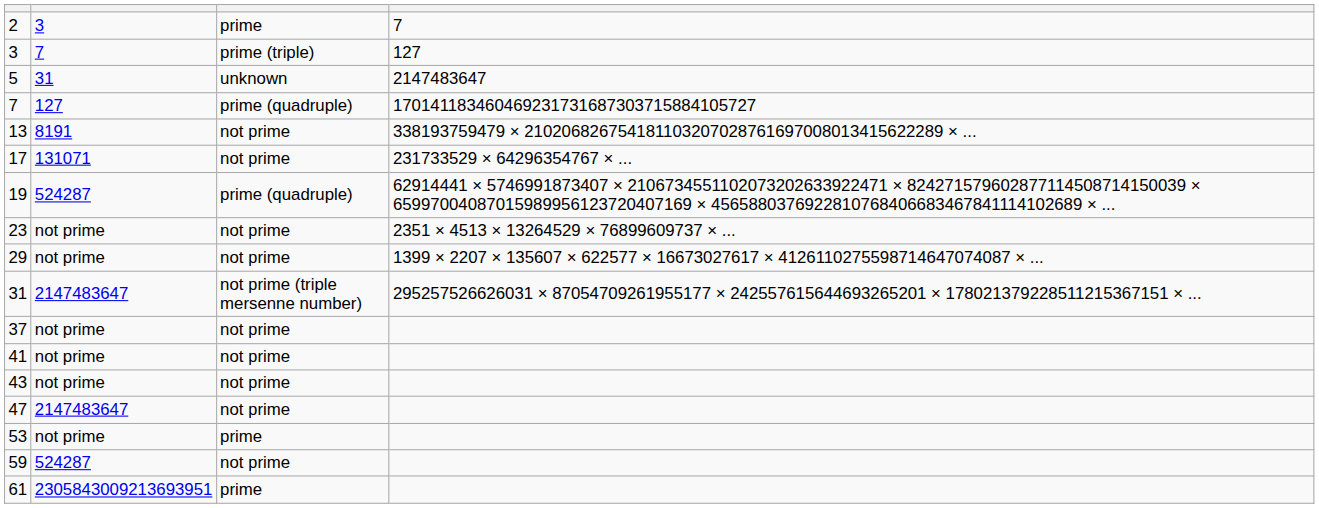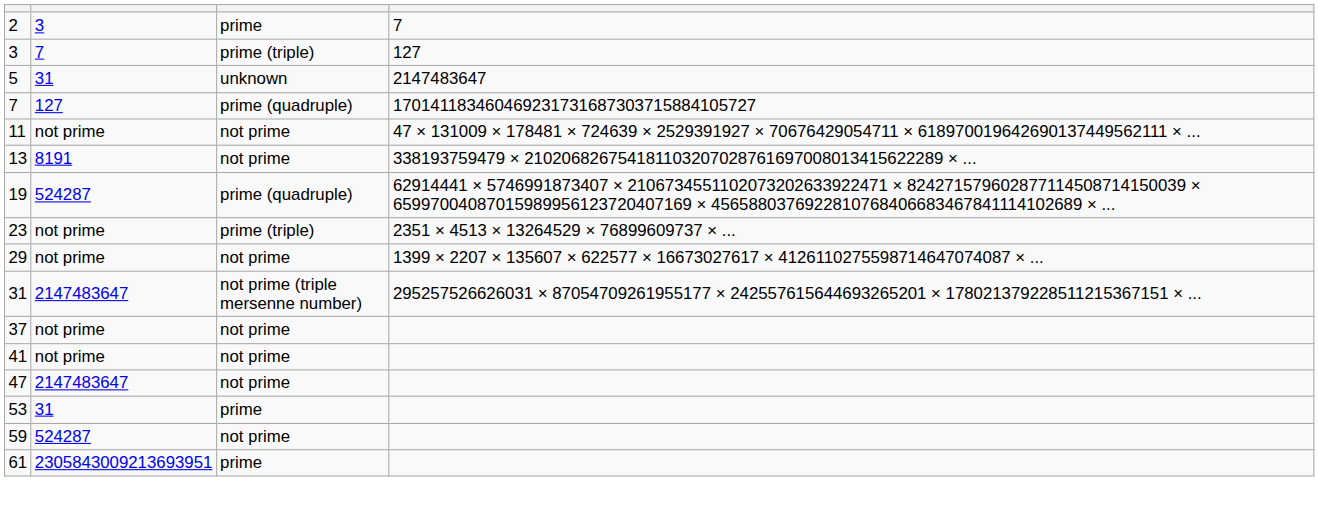+ row: (17, 132)
- row: (18, 158)
(255, 230) not prime -> (267, 230) prime (triple)
- row: (18, 383)
(70, 436) not prime -> (44, 409) 31
